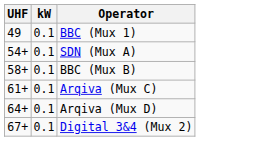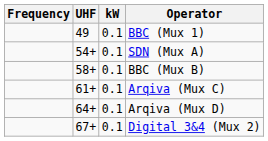+ column: (39, 14)
